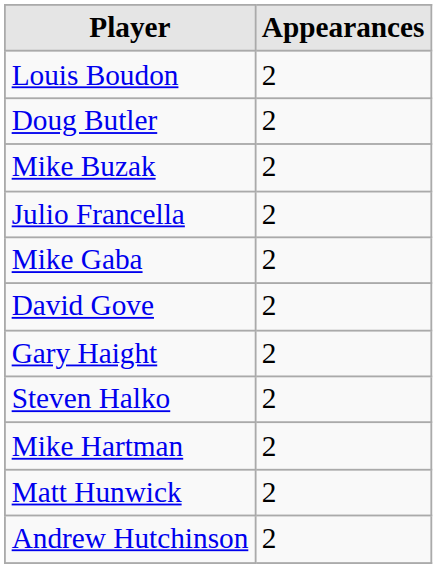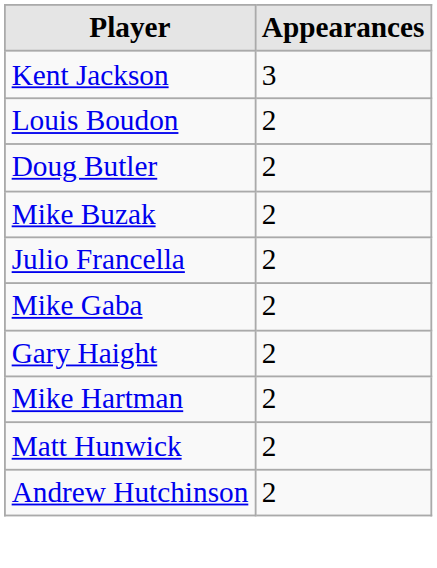+ row: (90, 74)
- row: (83, 306)
- row: (91, 399)
